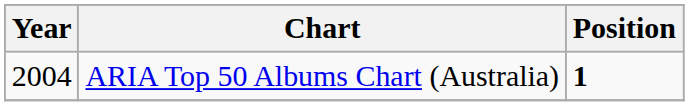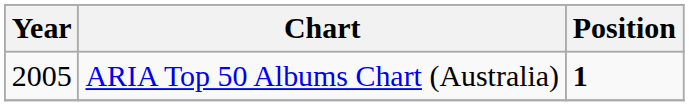(42, 75) 2004 -> (42, 75) 2005
